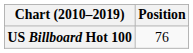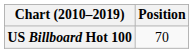(162, 37) 76 -> (162, 37) 70
